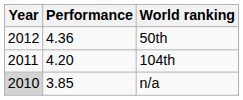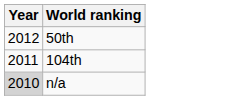- column: (90, 15)
